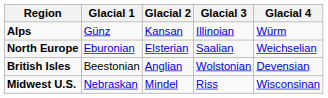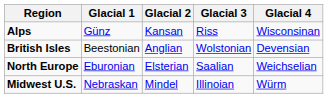(215, 31) Illinoian -> (207, 31) Riss
(271, 31) Würm -> (288, 31) Wisconsinan
rows swapped: (43, 48) <-> (39, 66)
(207, 84) Riss -> (215, 84) Illinoian
(288, 84) Wisconsinan -> (271, 84) Würm
